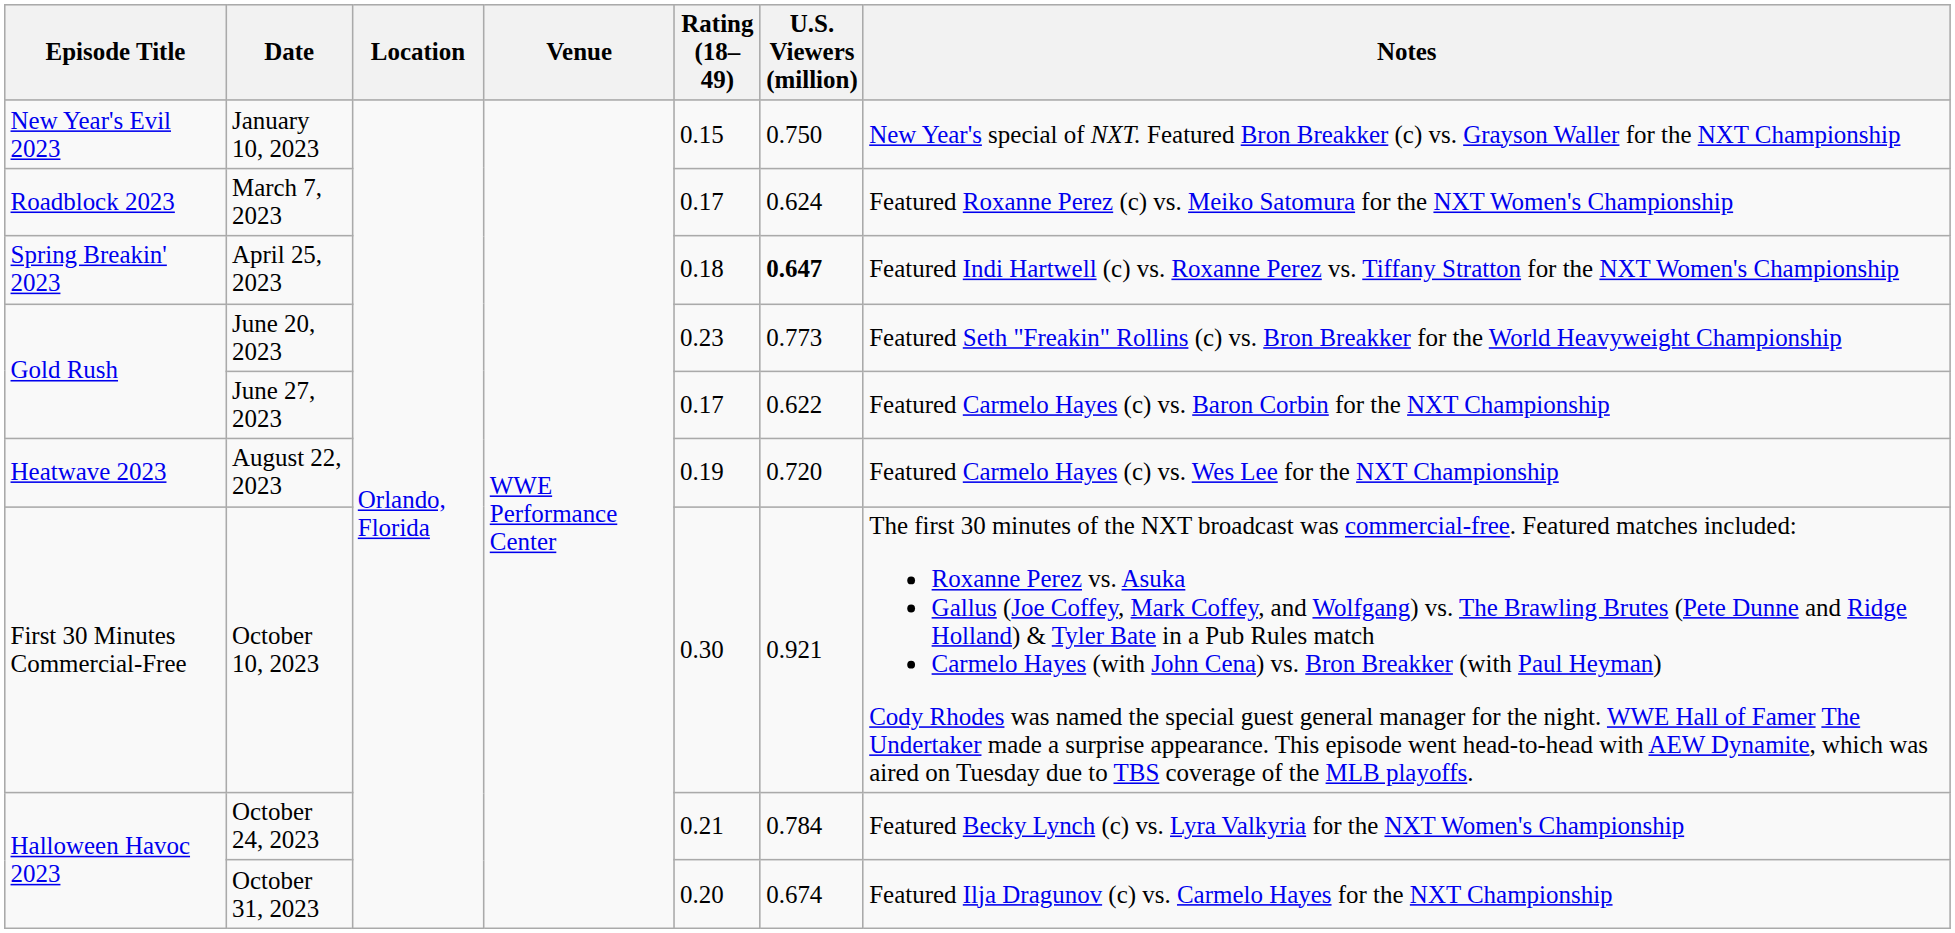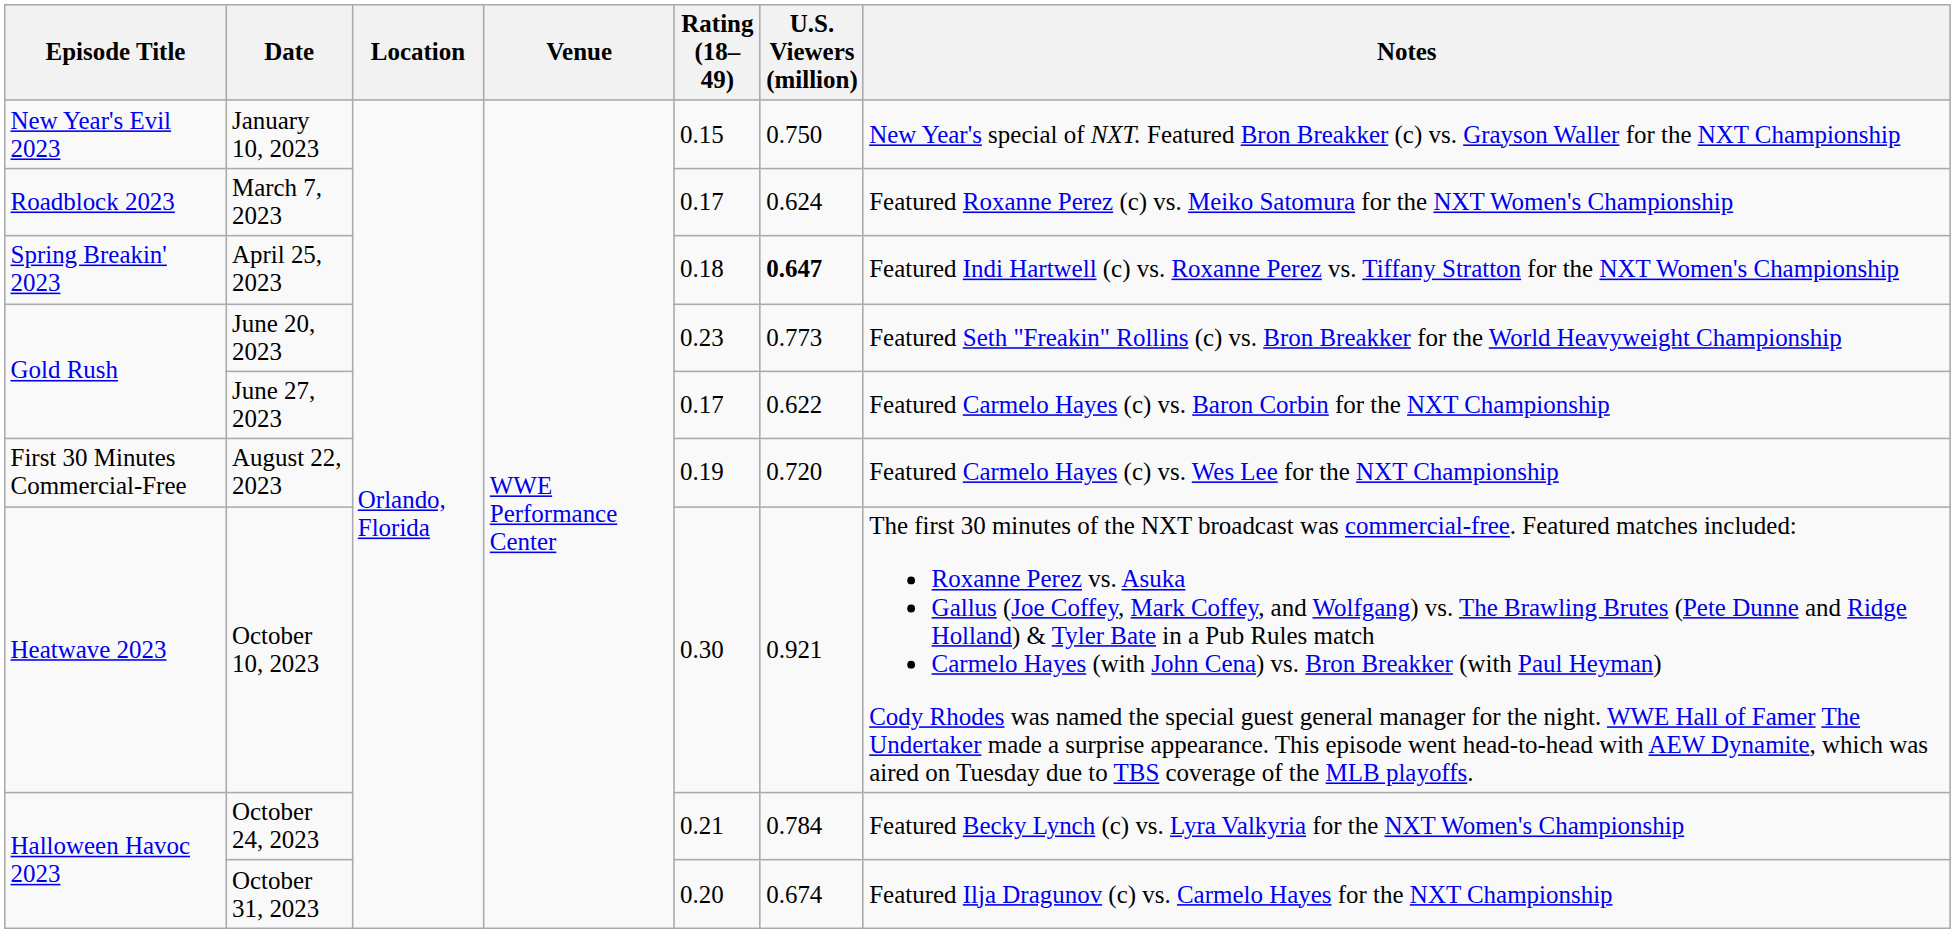(89, 472) Heatwave 2023 -> (99, 472) First 30 Minutes Commercial-Free
(99, 649) First 30 Minutes Commercial-Free -> (89, 649) Heatwave 2023
